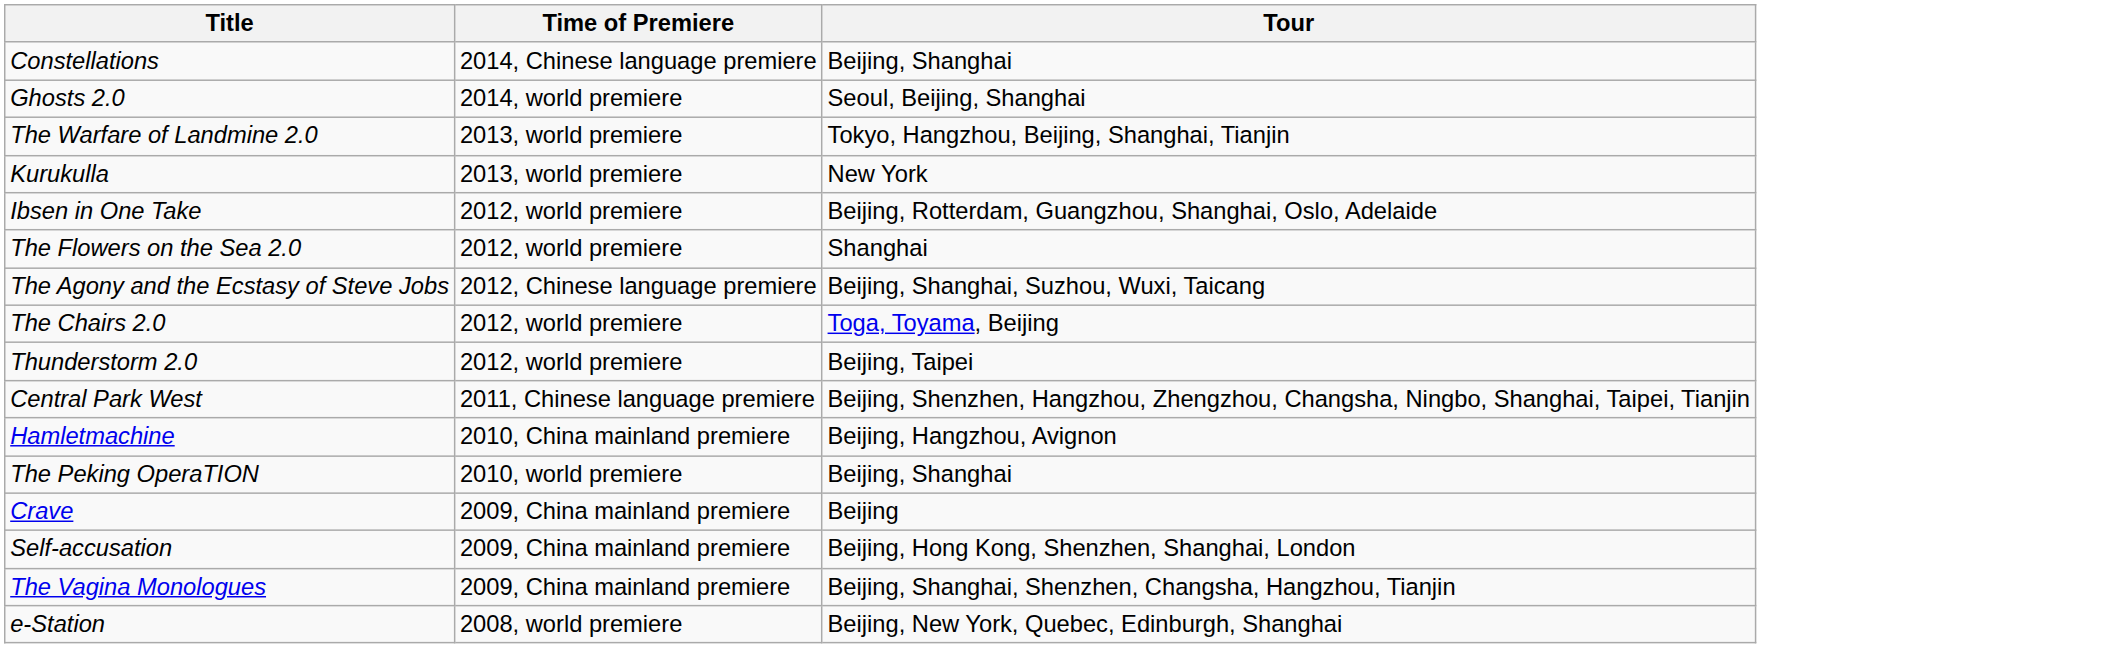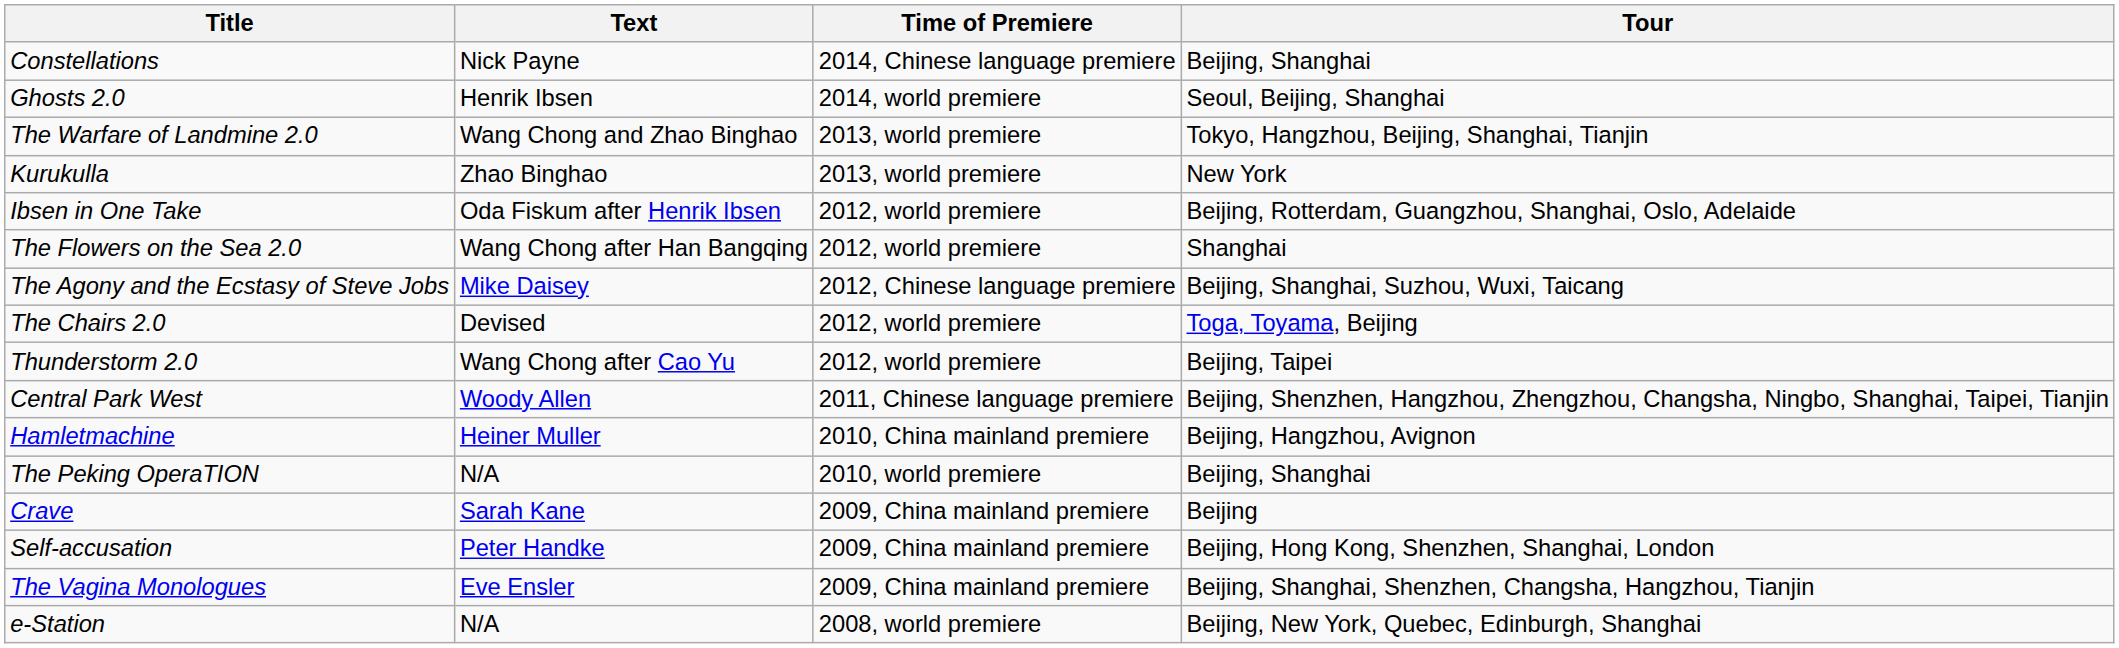+ column: (634, 23)
